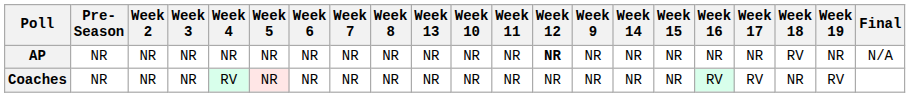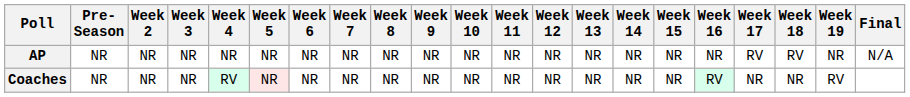columns swapped: (593, 24) <-> (431, 24)
(552, 56) bold -> (552, 56) normal
(755, 56) NR -> (755, 56) RV
(755, 80) RV -> (755, 80) NR
